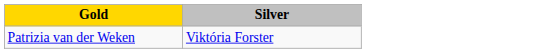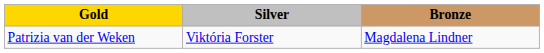+ column: (450, 15)
